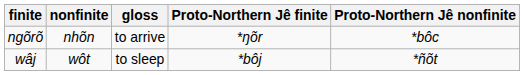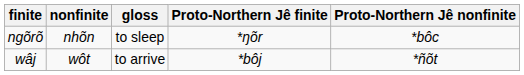(140, 37) to arrive -> (140, 37) to sleep
(140, 59) to sleep -> (140, 59) to arrive
